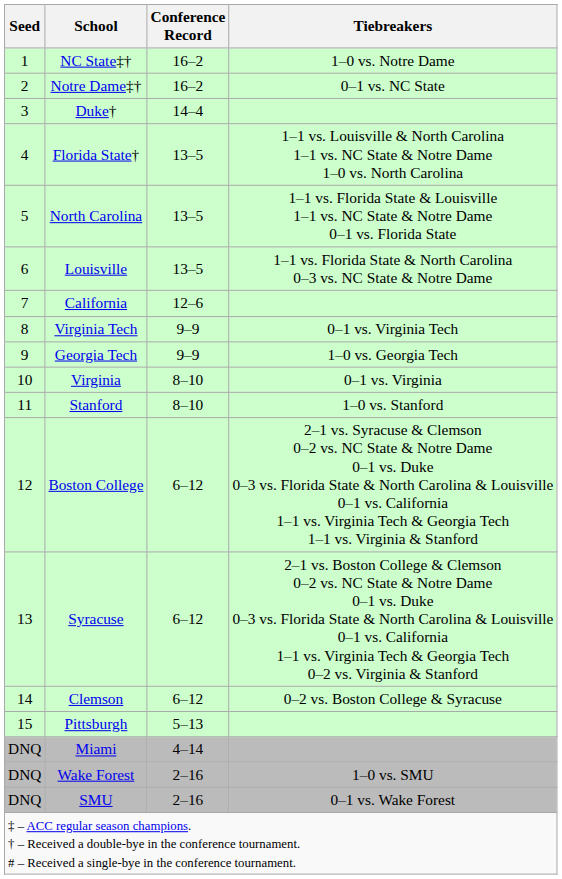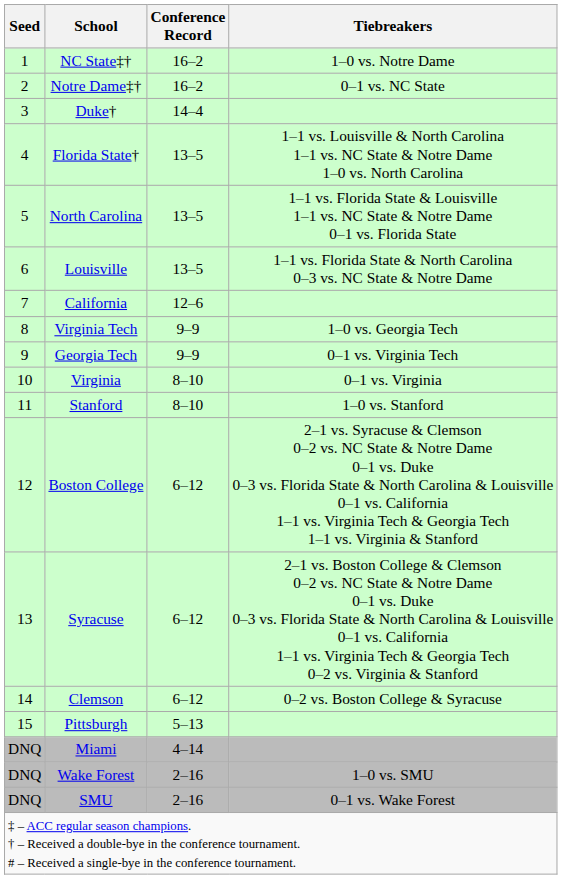(393, 328) 0–1 vs. Virginia Tech -> (393, 328) 1–0 vs. Georgia Tech
(393, 354) 1–0 vs. Georgia Tech -> (393, 354) 0–1 vs. Virginia Tech
